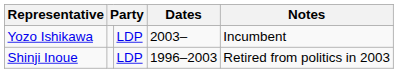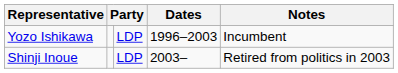(169, 36) 2003– -> (184, 36) 1996–2003
(184, 57) 1996–2003 -> (169, 57) 2003–
